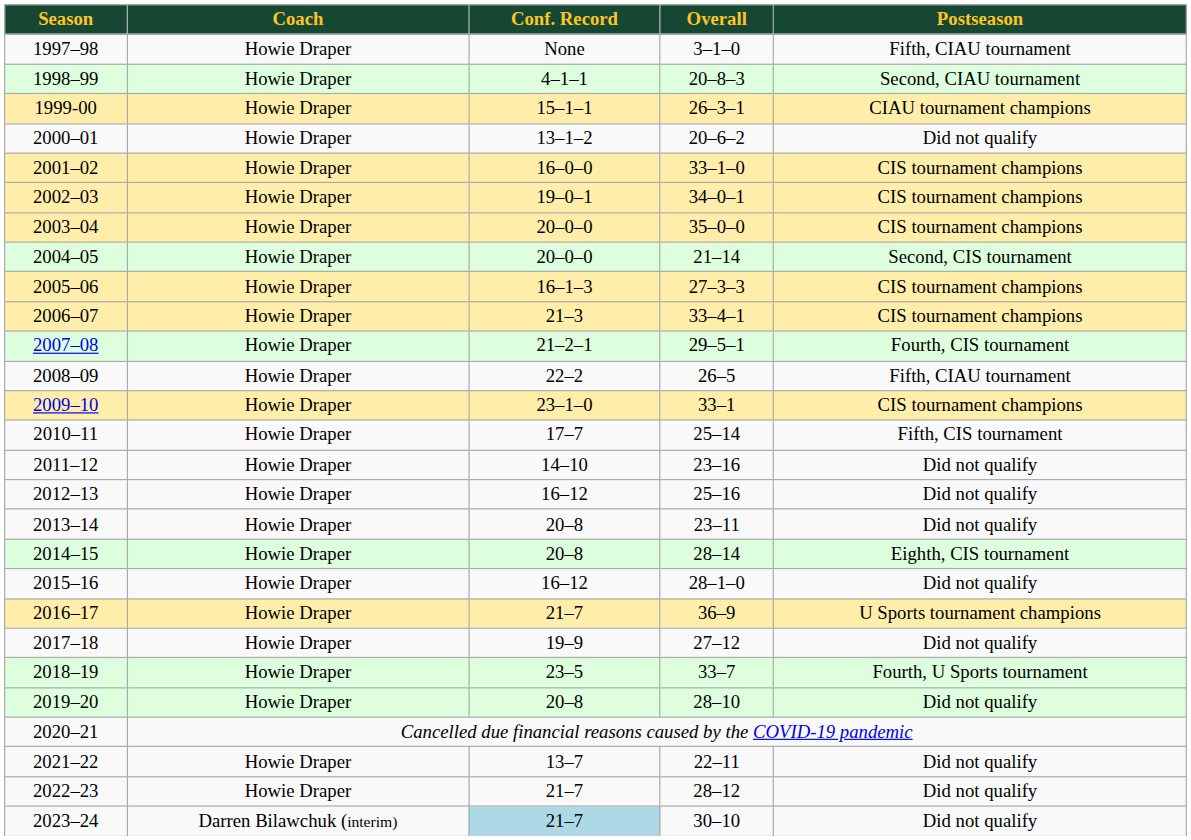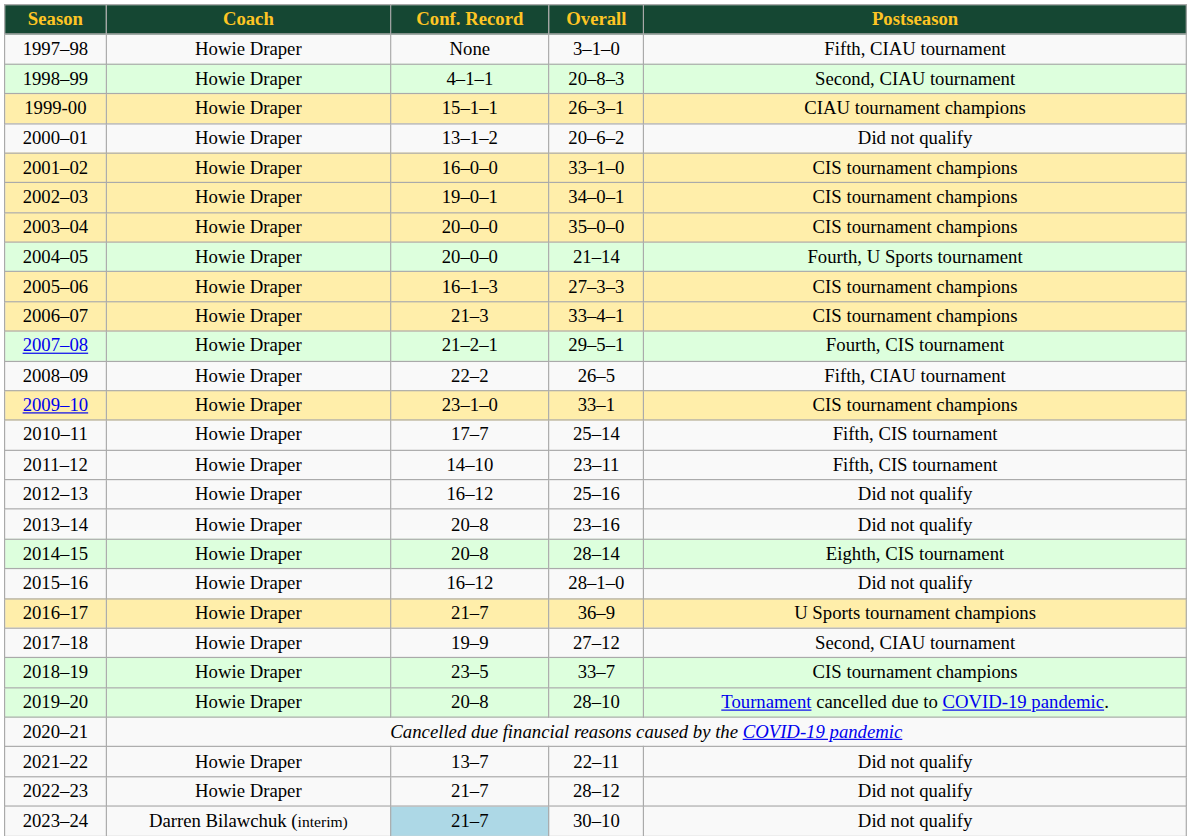(980, 256) Second, CIS tournament -> (915, 256) Fourth, U Sports tournament
(717, 464) 23–16 -> (596, 464) 23–11
(980, 464) Did not qualify -> (915, 464) Fifth, CIS tournament
(717, 524) 23–11 -> (596, 524) 23–16
(980, 642) Did not qualify -> (915, 642) Second, CIAU tournament
(980, 672) Fourth, U Sports tournament -> (915, 672) CIS tournament champions
(980, 702) Did not qualify -> (915, 702) Tournament cancelled due to COVID-19 pandemic.
